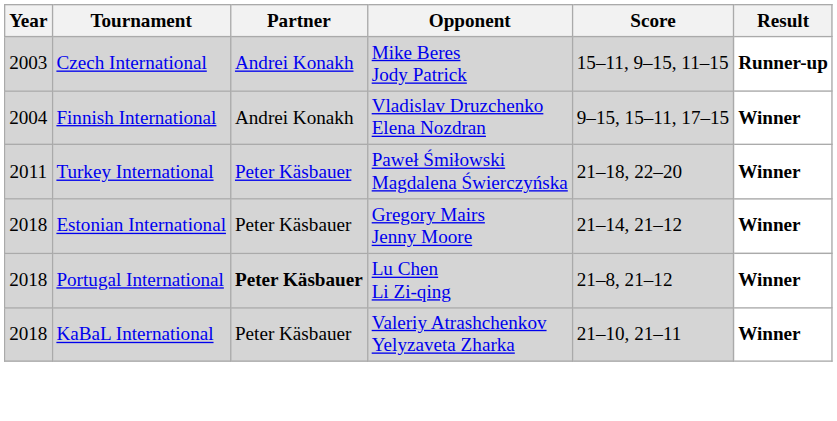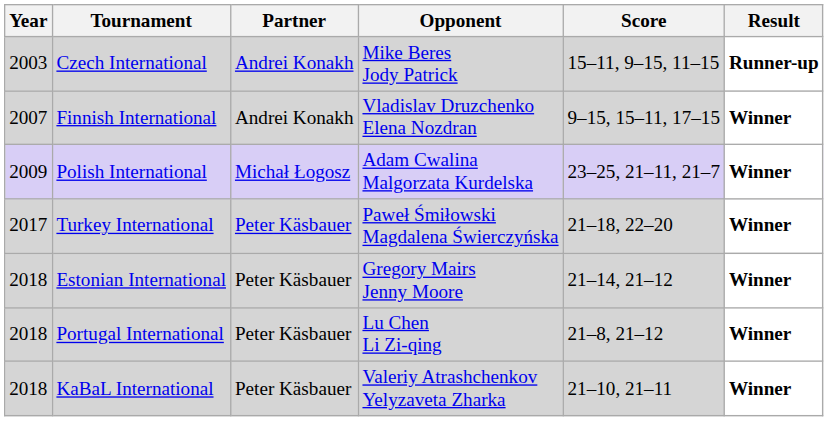(28, 117) 2004 -> (28, 117) 2007
+ row: (132, 171)
(28, 171) 2011 -> (28, 226) 2017
(299, 280) bold -> (293, 334) normal
